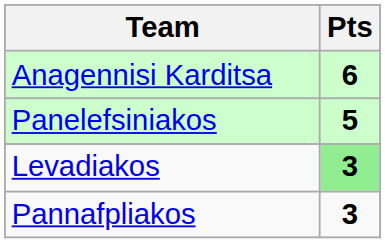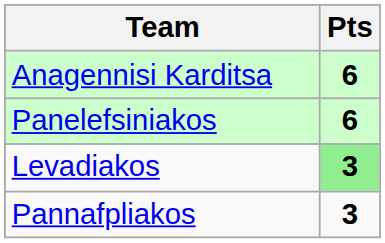(350, 120) 5 -> (350, 120) 6
